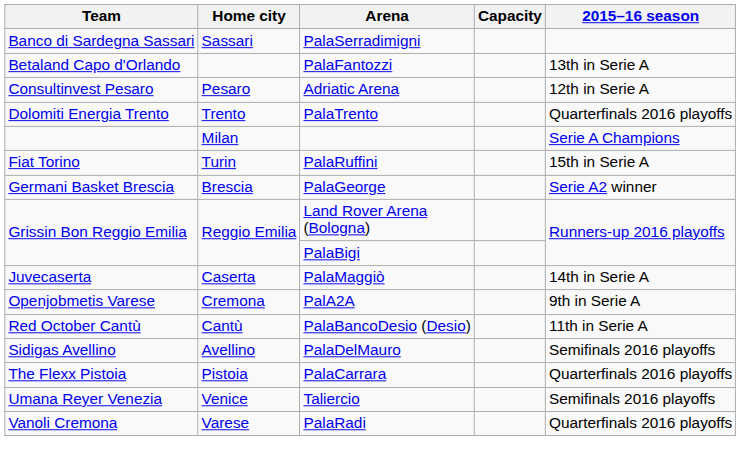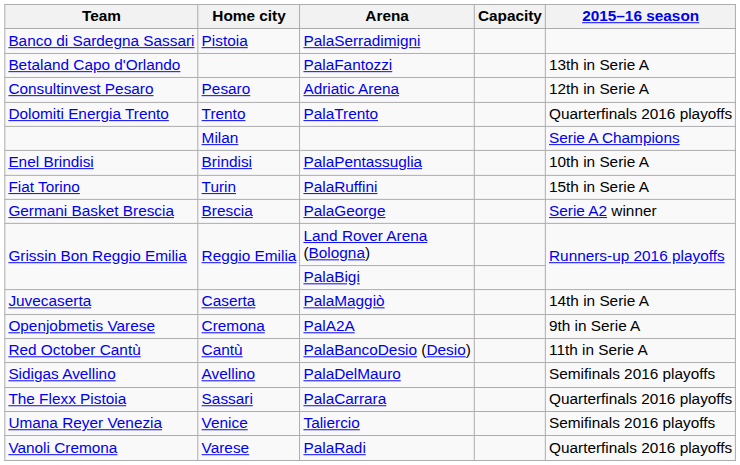(227, 41) Sassari -> (225, 41) Pistoia
+ row: (363, 162)
(225, 374) Pistoia -> (227, 399) Sassari
